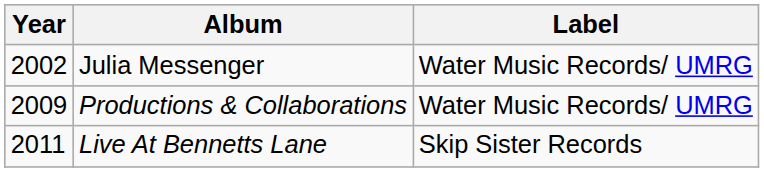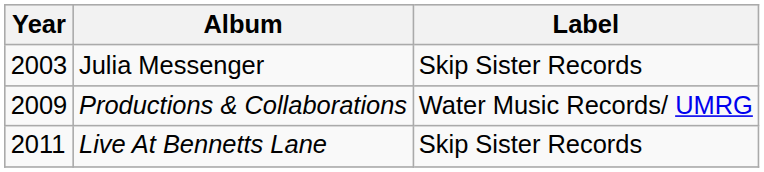(39, 65) 2002 -> (39, 65) 2003
(586, 65) Water Music Records/ UMRG -> (530, 65) Skip Sister Records
